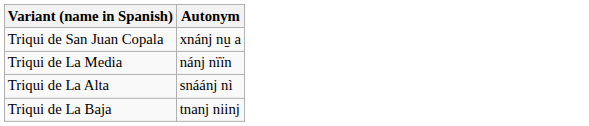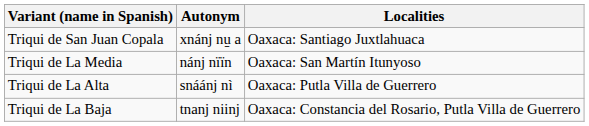+ column: (414, 16)
